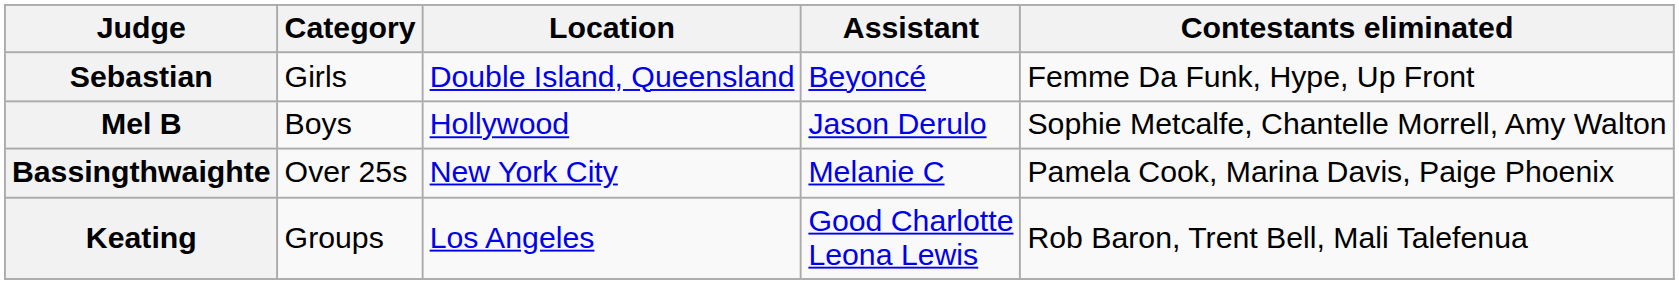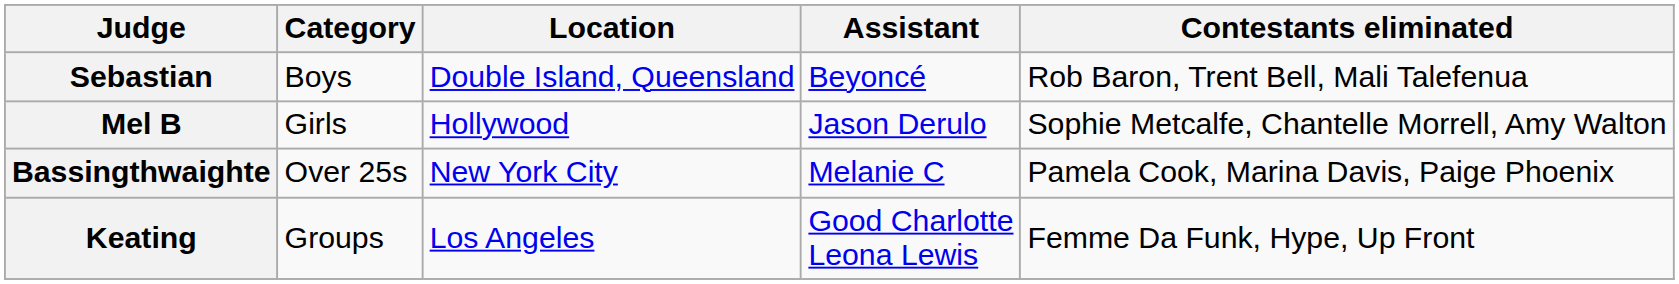(316, 76) Girls -> (318, 76) Boys
(1251, 76) Femme Da Funk, Hype, Up Front -> (1278, 76) Rob Baron, Trent Bell, Mali Talefenua
(318, 124) Boys -> (316, 124) Girls
(1278, 237) Rob Baron, Trent Bell, Mali Talefenua -> (1251, 237) Femme Da Funk, Hype, Up Front
